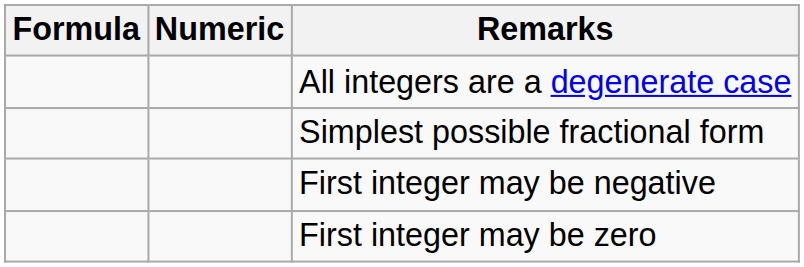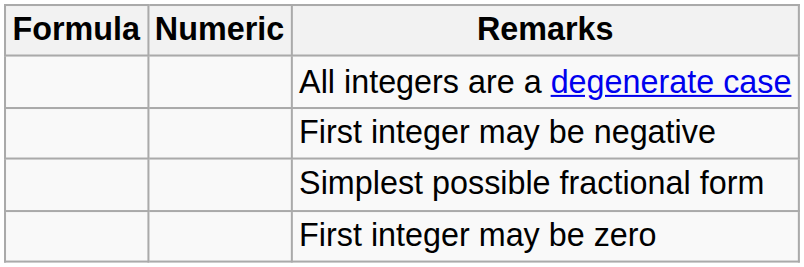rows swapped: (532, 132) <-> (508, 183)
